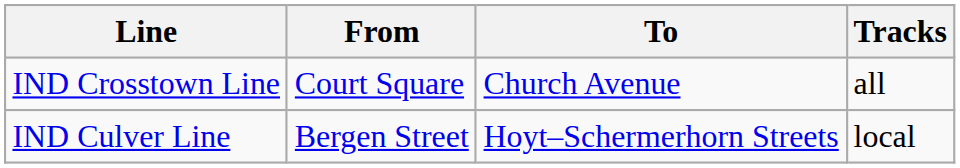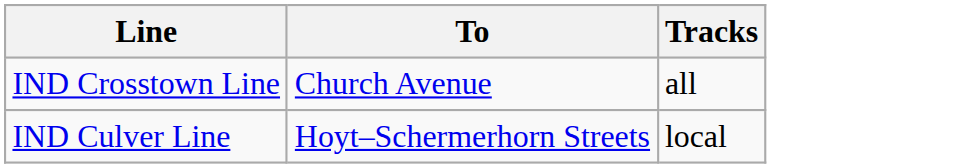- column: (382, 31)
